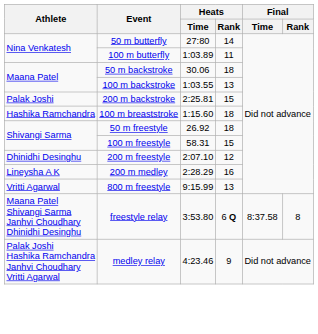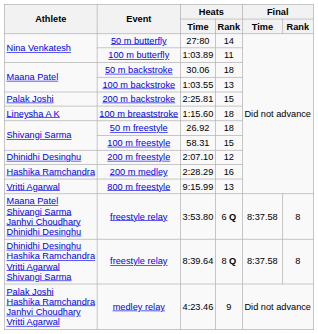(51, 114) Hashika Ramchandra -> (33, 114) Lineysha A K
(33, 172) Lineysha A K -> (51, 172) Hashika Ramchandra
+ row: (139, 262)
